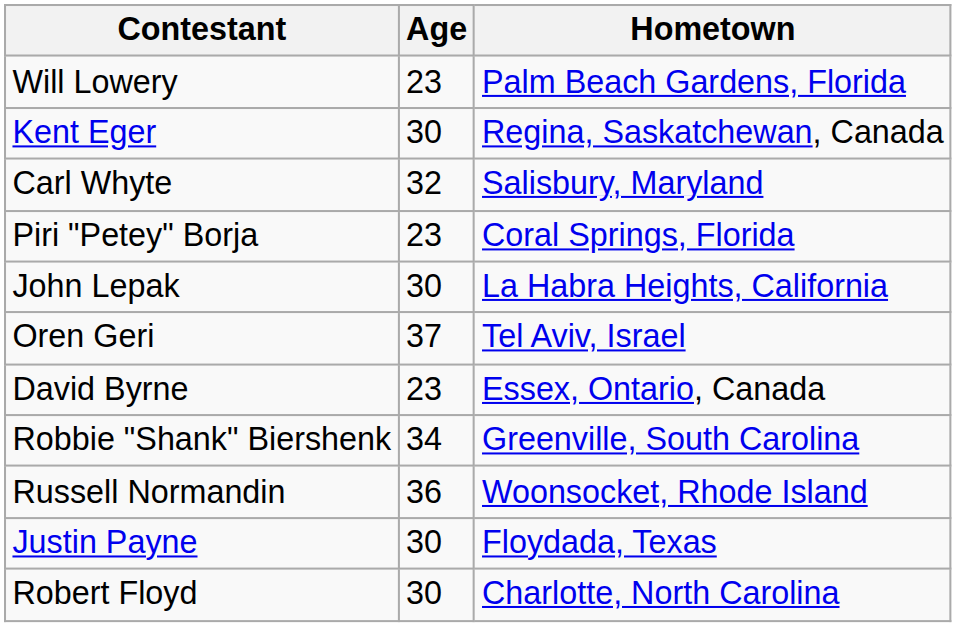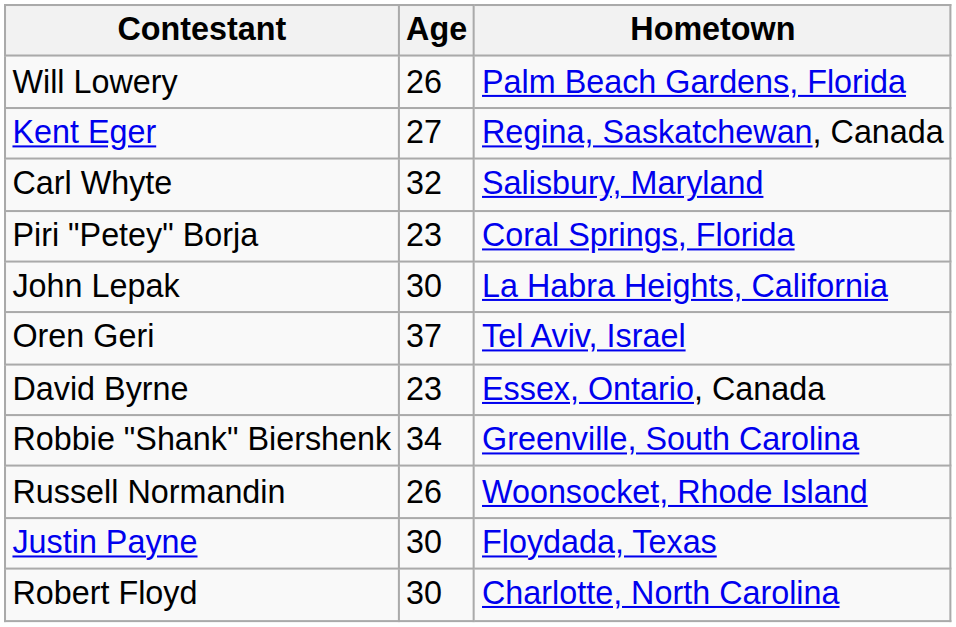(424, 81) 23 -> (424, 81) 26
(424, 132) 30 -> (424, 132) 27
(424, 491) 36 -> (424, 491) 26
